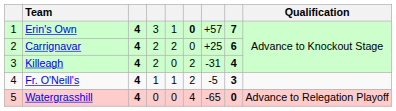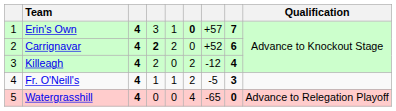(156, 47) normal -> (156, 47) bold
(213, 47) +25 -> (213, 47) +52
(213, 64) -31 -> (213, 64) -12
